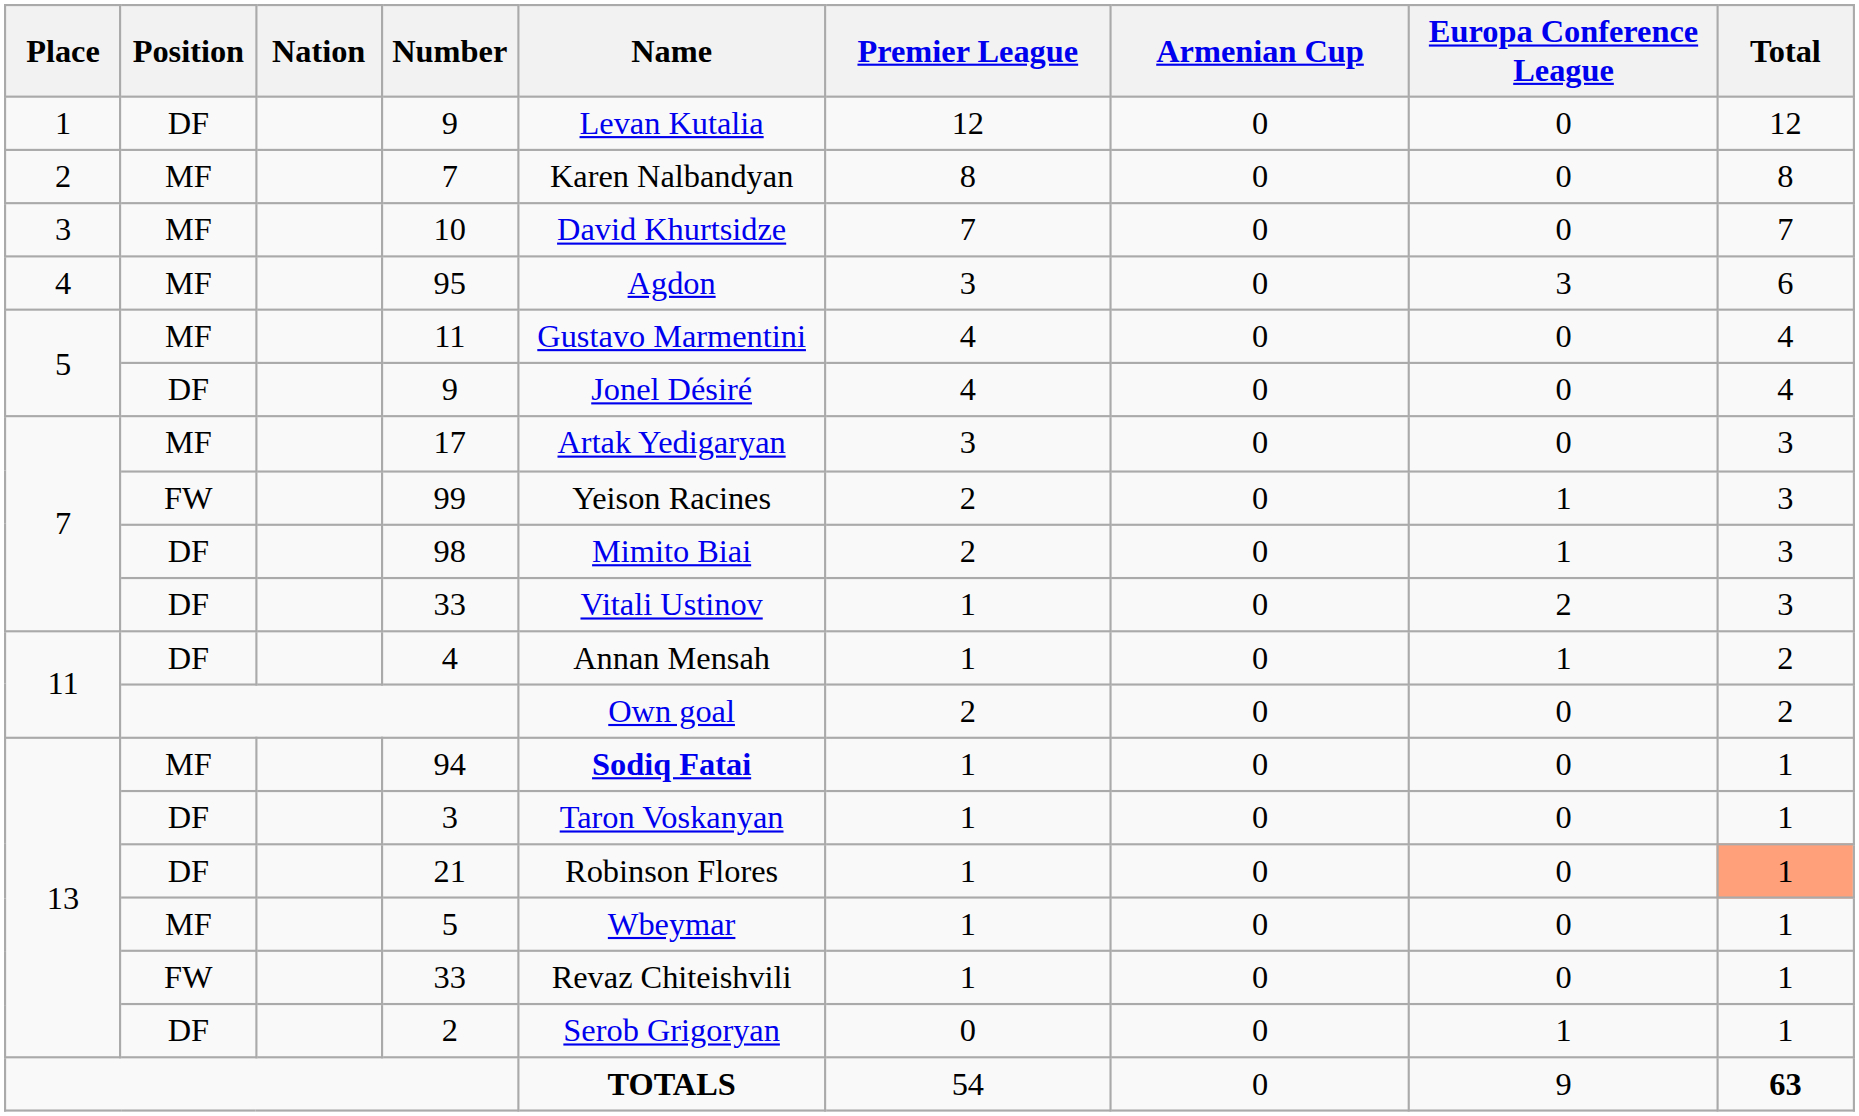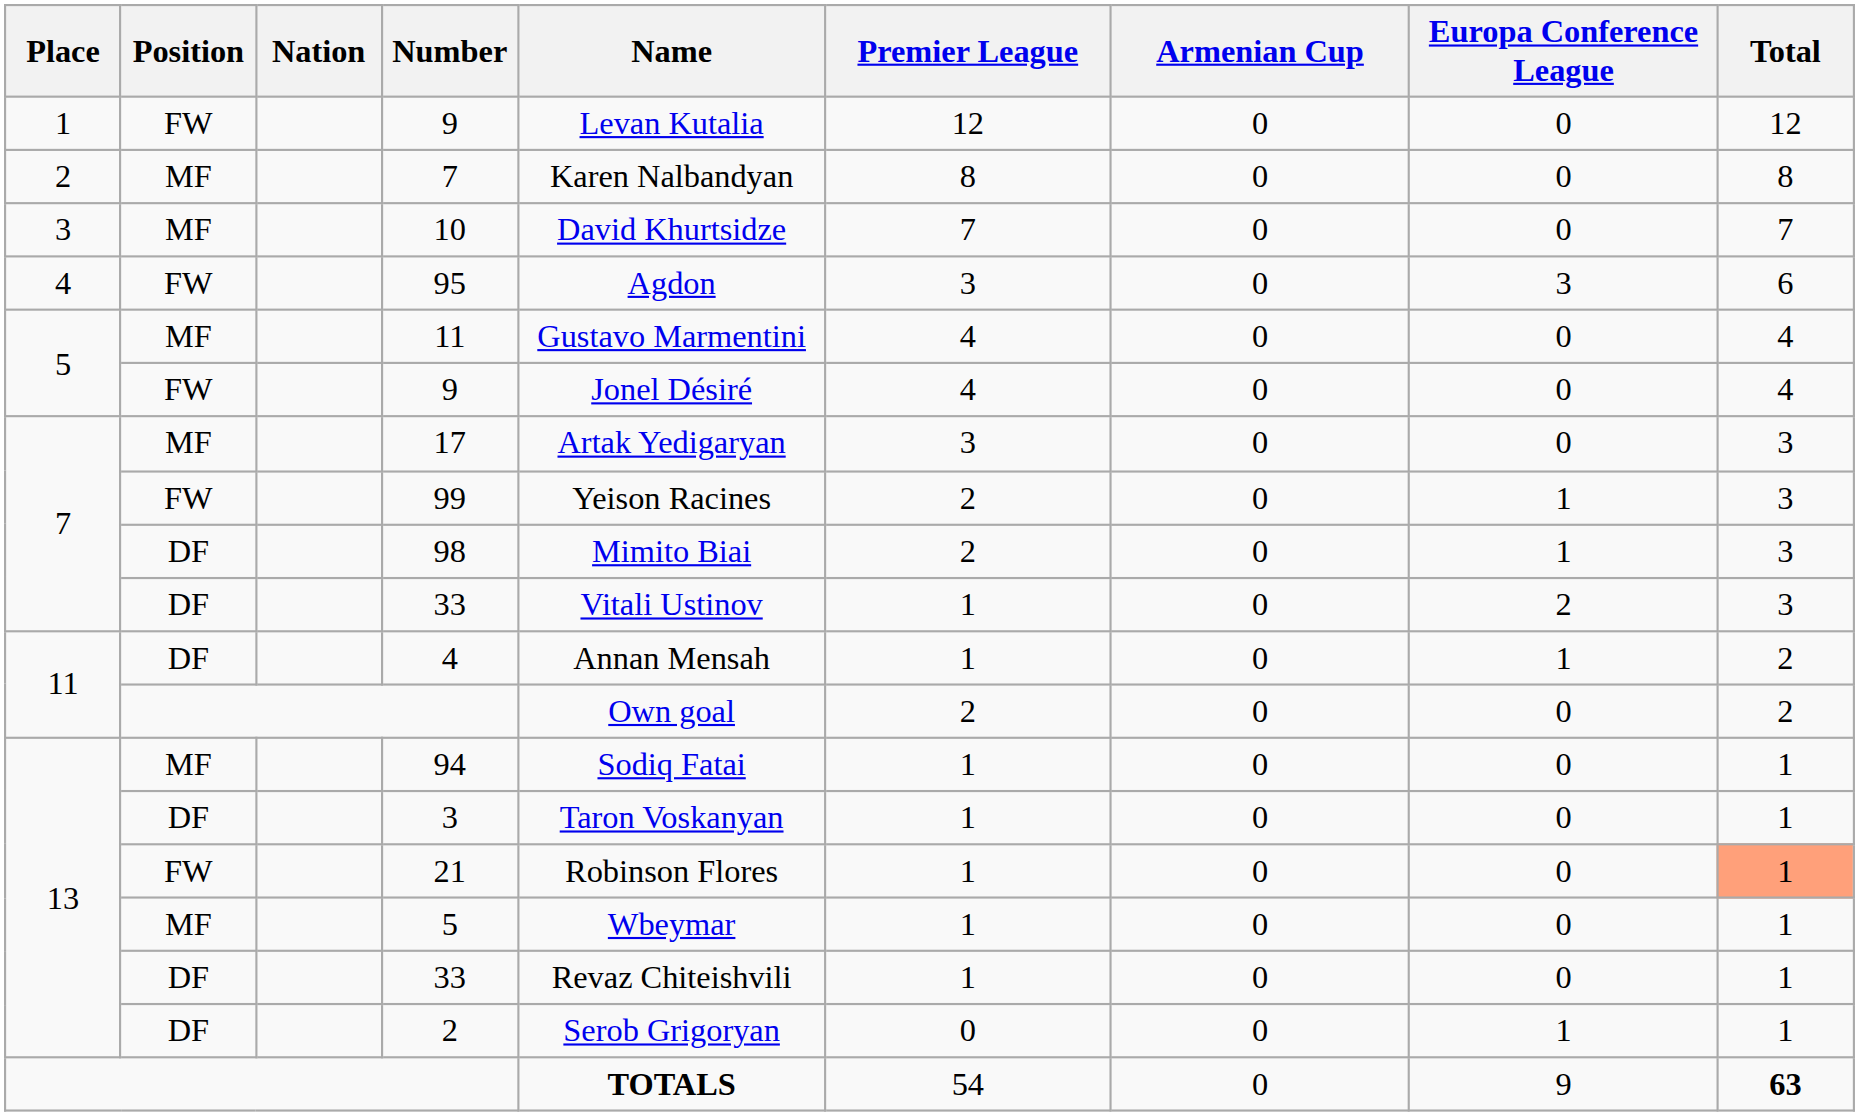(188, 123) DF -> (188, 123) FW
(188, 283) MF -> (188, 283) FW
(188, 390) DF -> (188, 390) FW
(672, 763) bold -> (672, 763) normal
(188, 870) DF -> (188, 870) FW
(188, 977) FW -> (188, 977) DF
